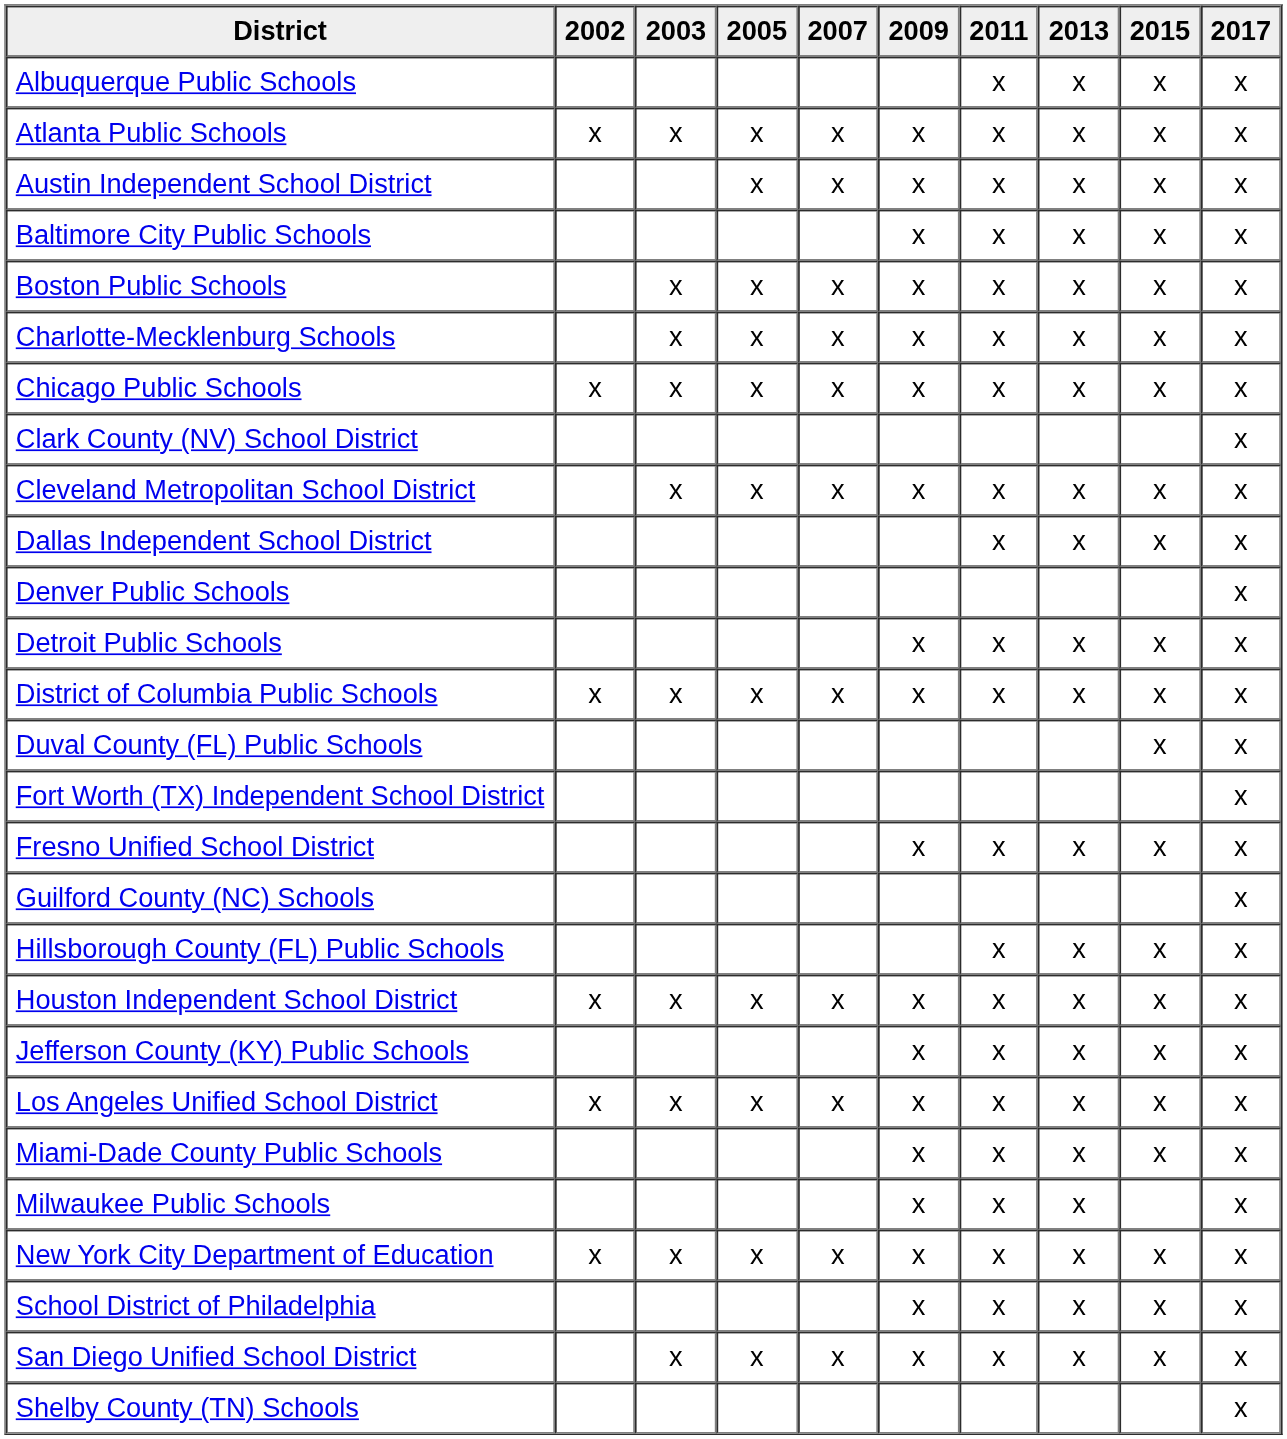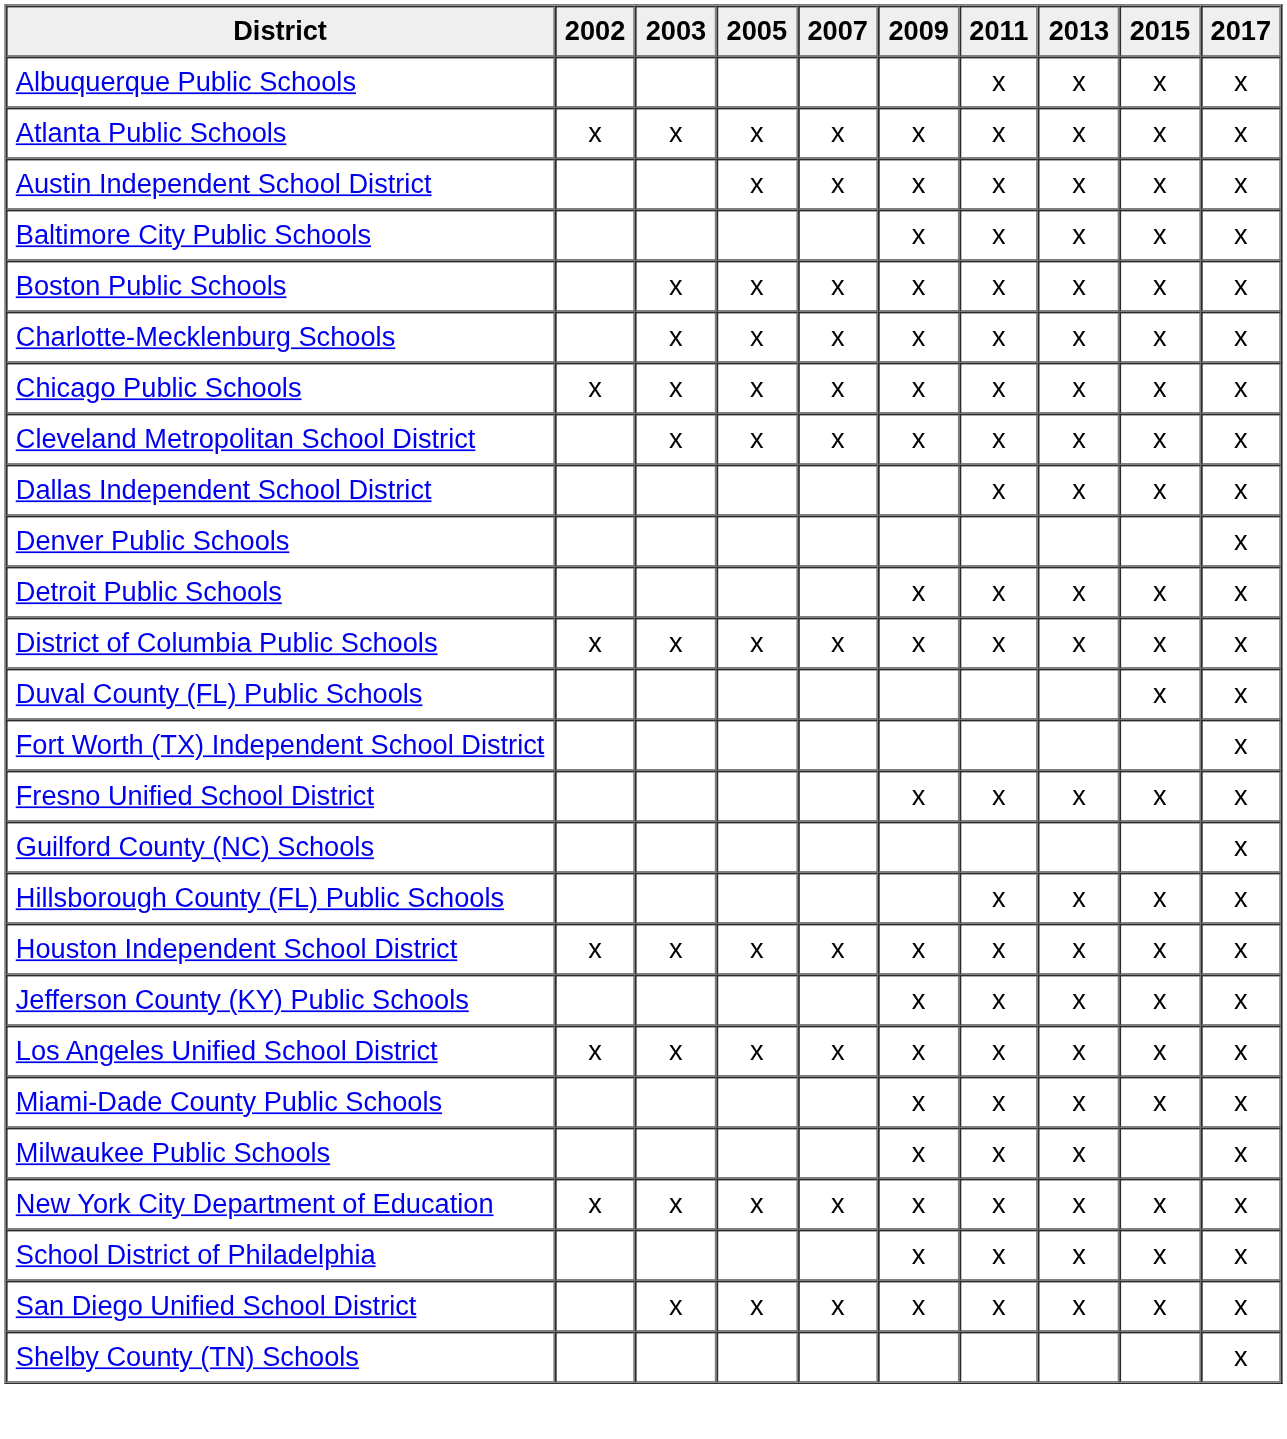- row: (217, 438)
